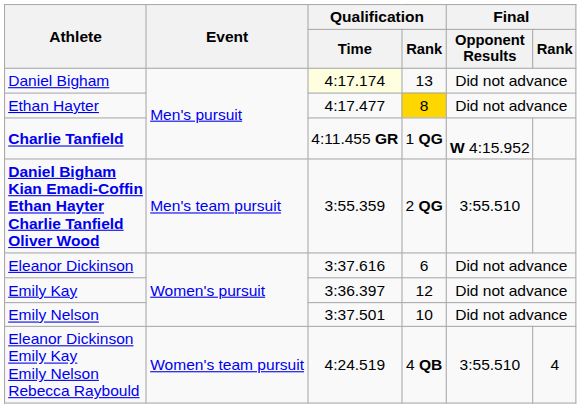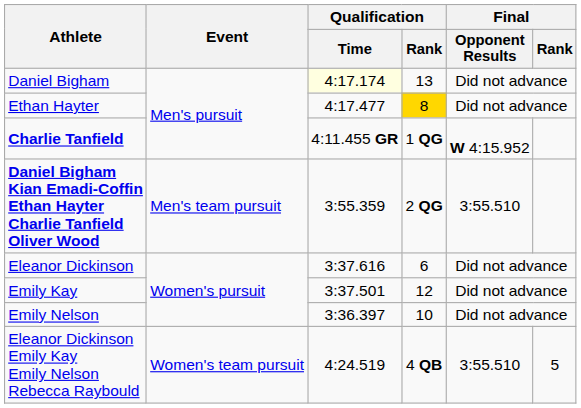(355, 290) 3:36.397 -> (355, 290) 3:37.501
(355, 315) 3:37.501 -> (355, 315) 3:36.397
(555, 365) 4 -> (555, 365) 5
